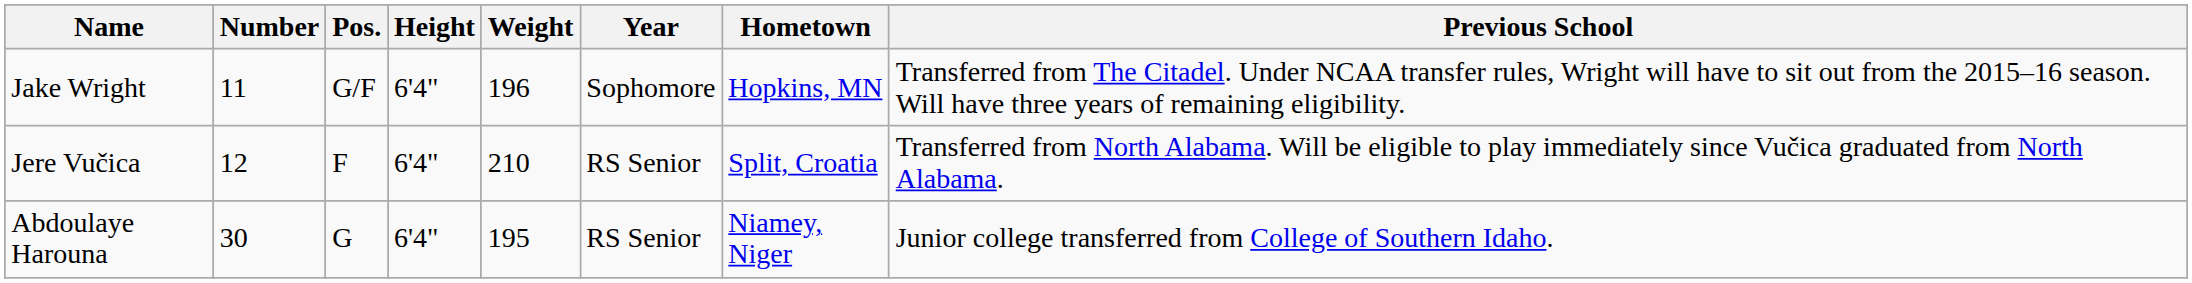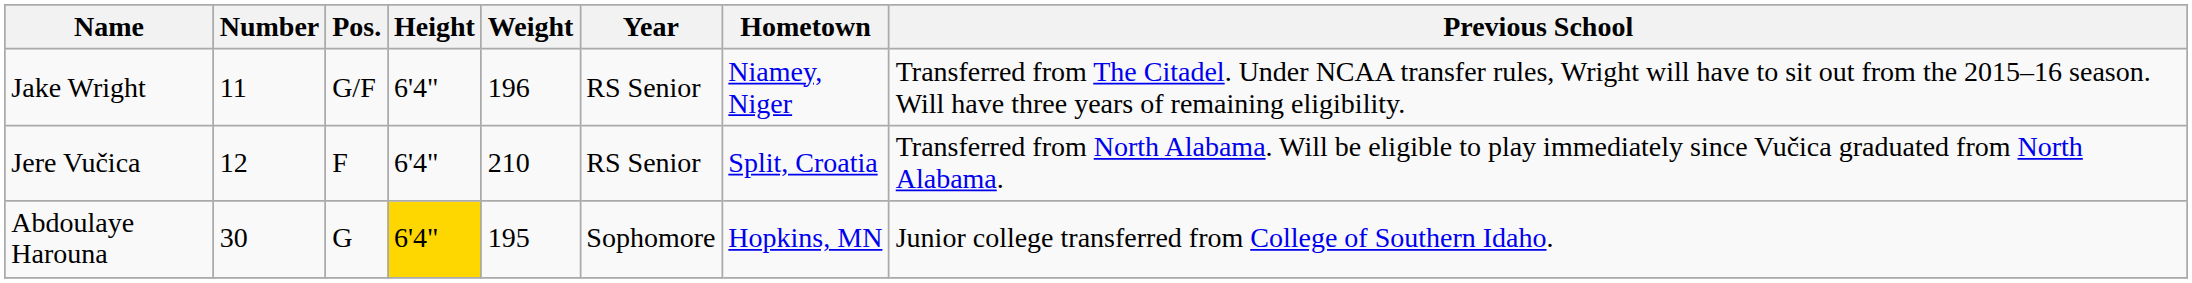(651, 86) Sophomore -> (643, 86) RS Senior
(805, 86) Hopkins, MN -> (775, 86) Niamey, Niger
(416, 238) no background -> (416, 238) gold background
(643, 238) RS Senior -> (651, 238) Sophomore
(775, 238) Niamey, Niger -> (805, 238) Hopkins, MN
